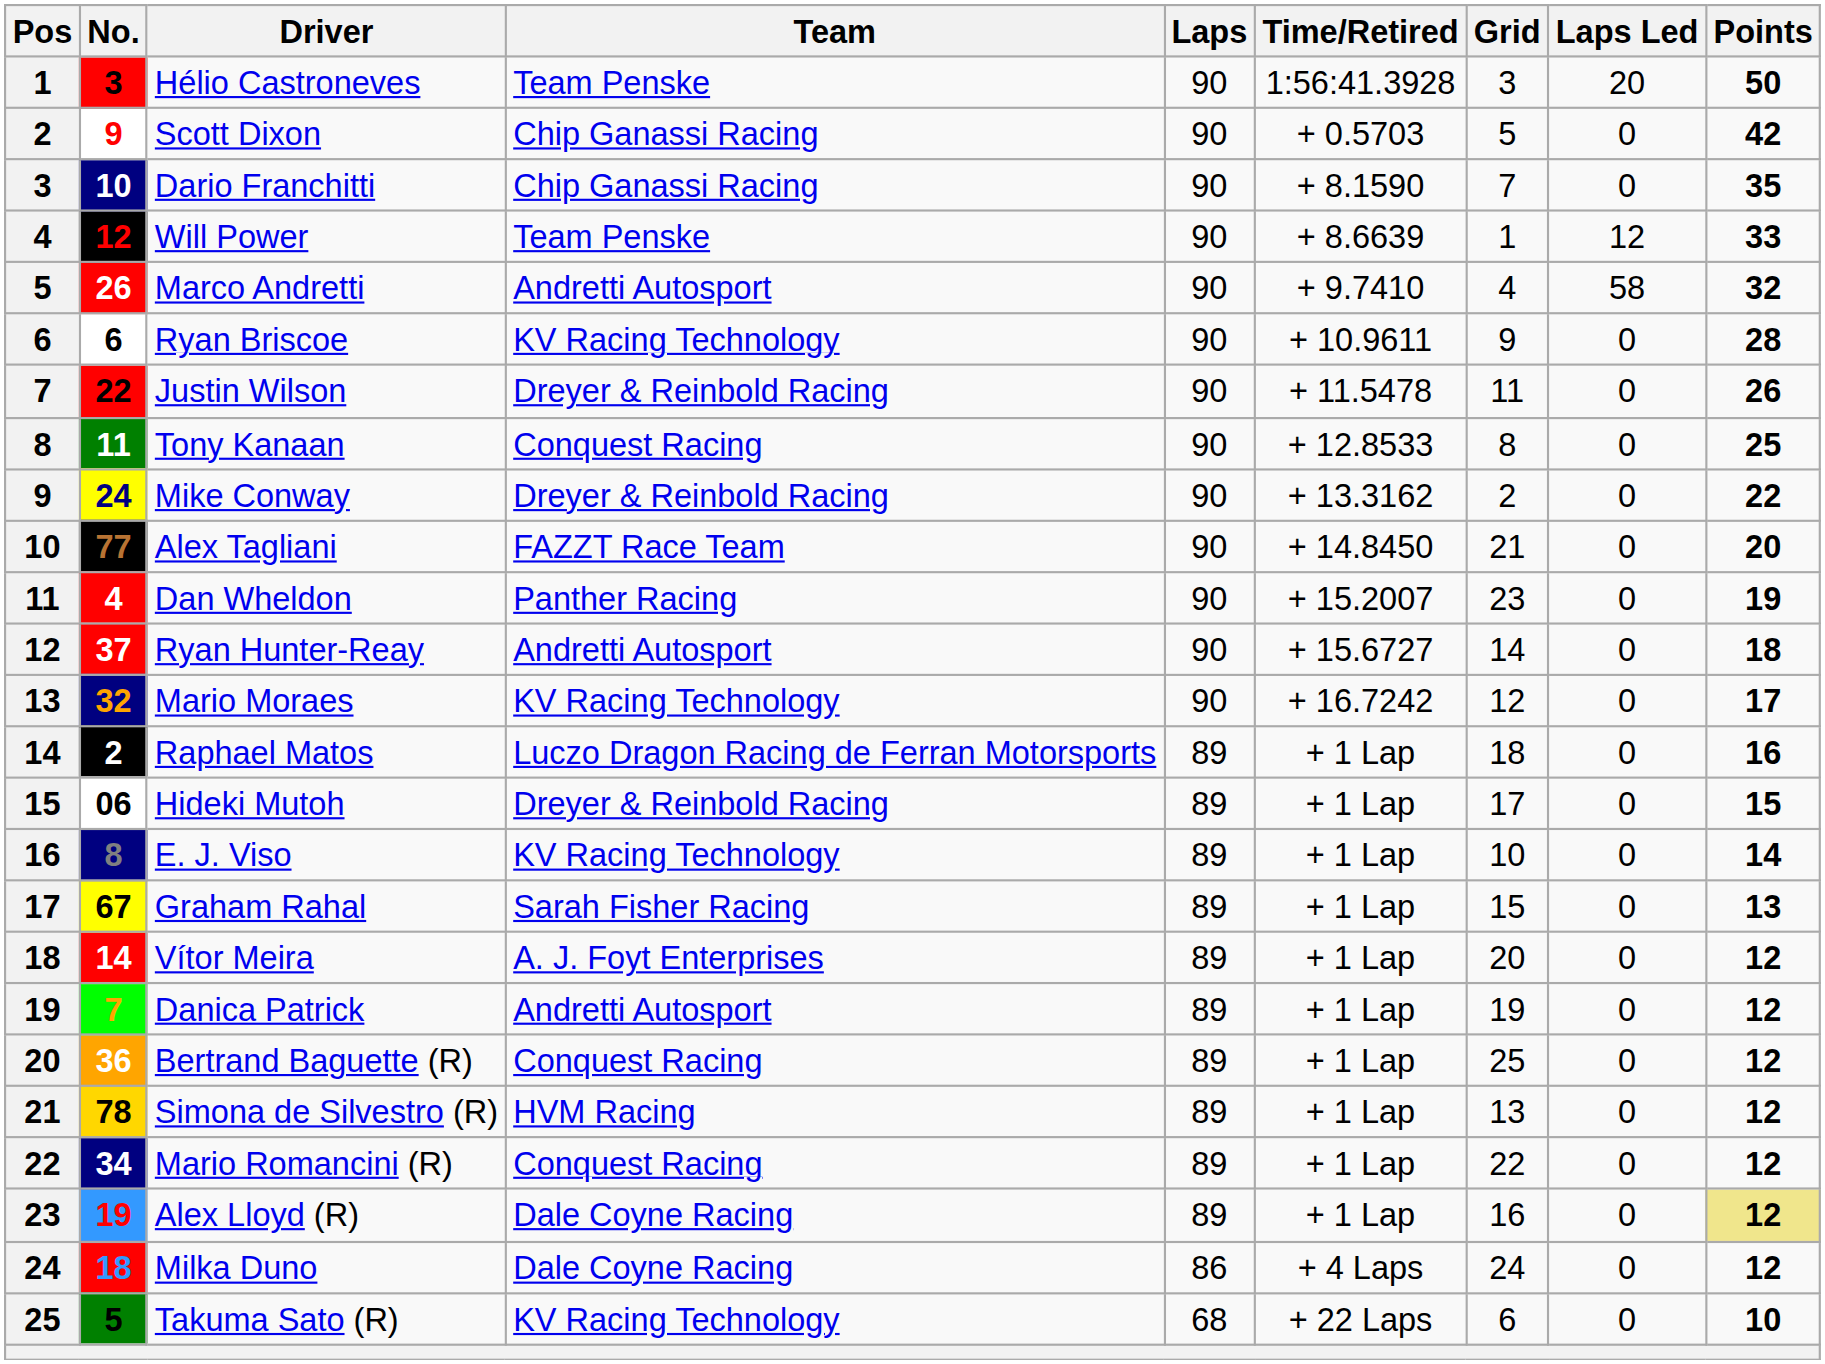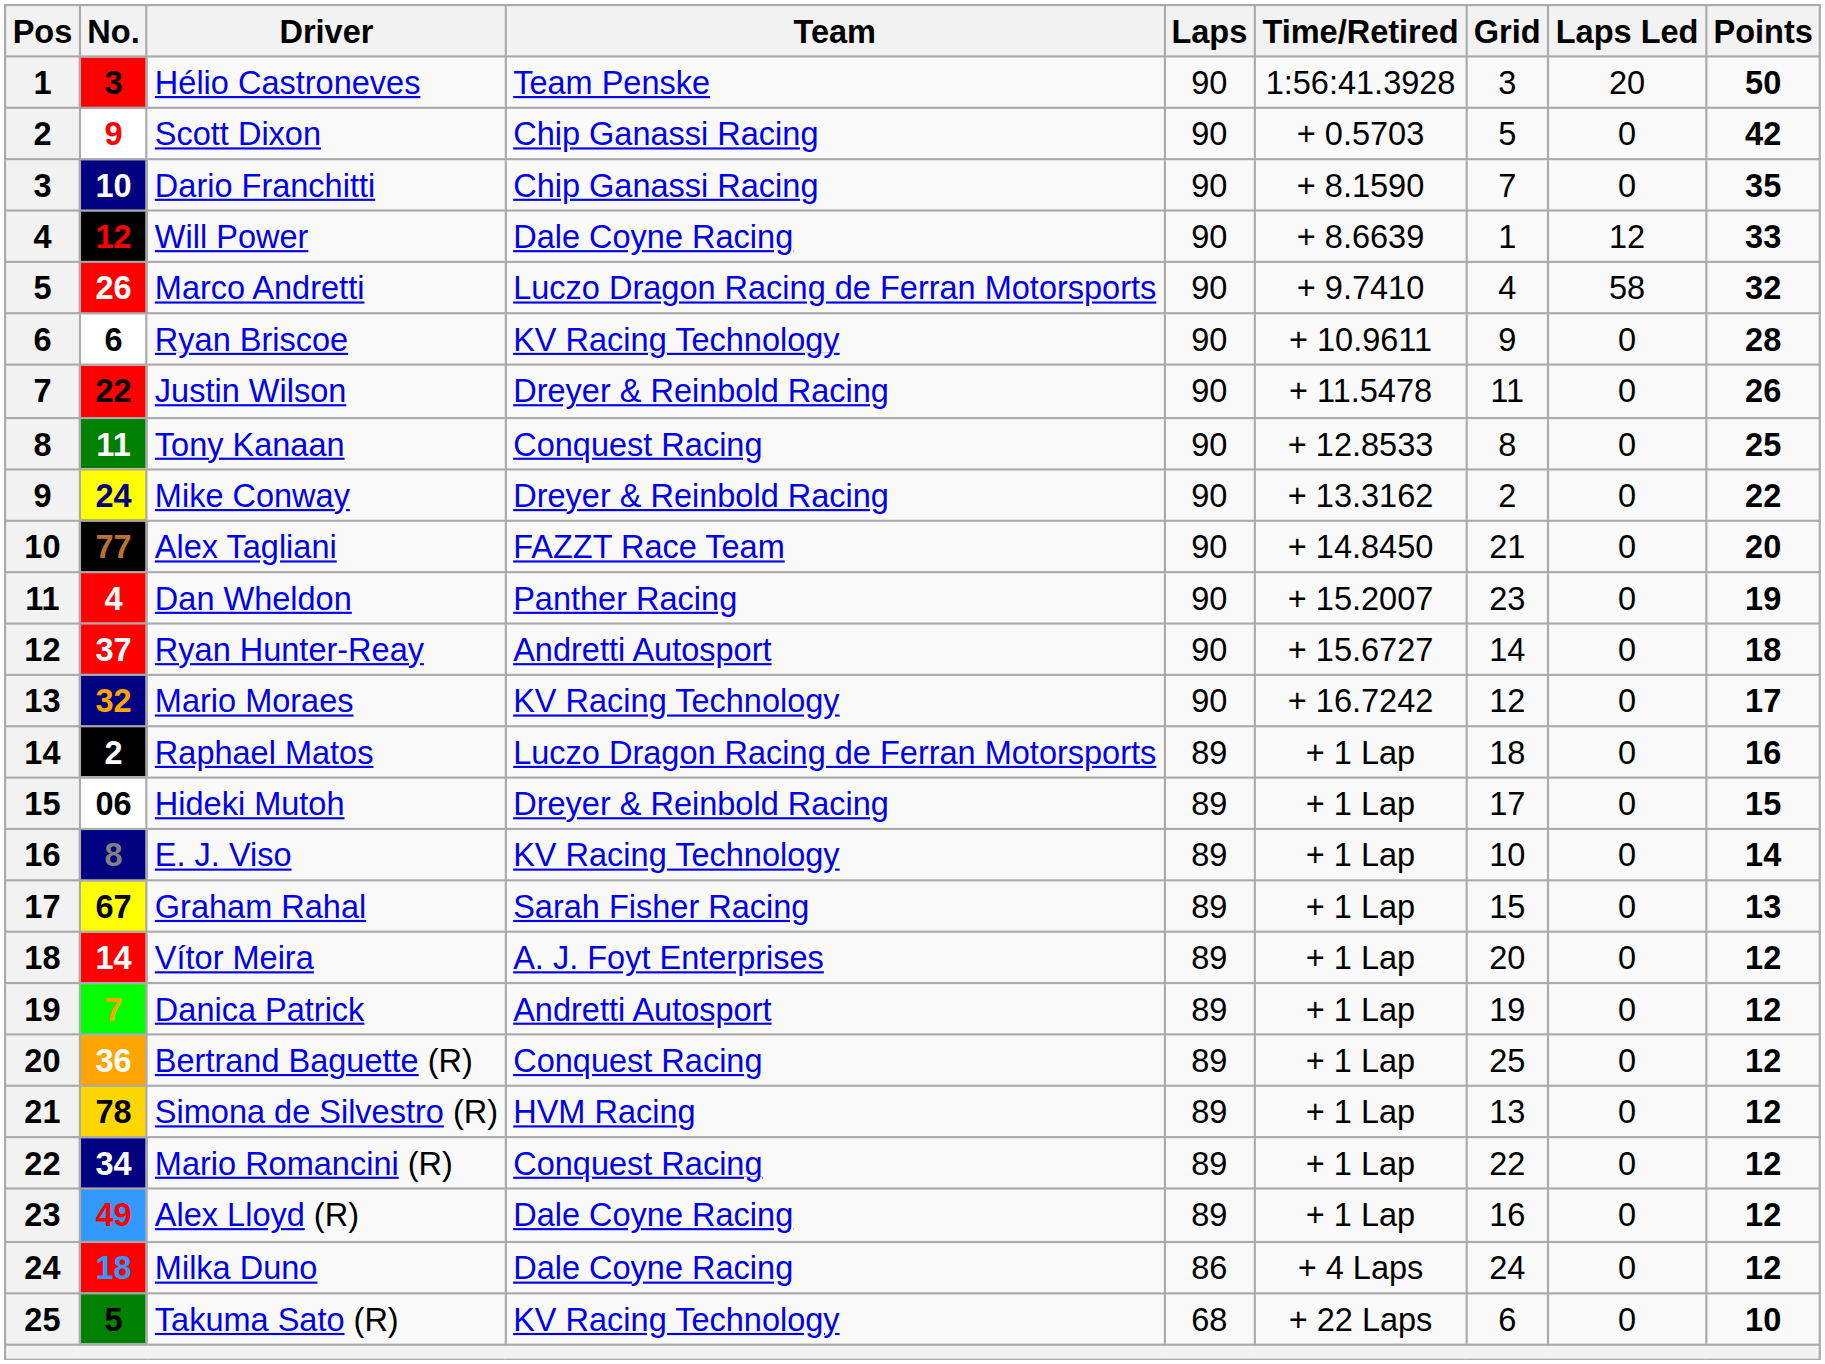(612, 237) Team Penske -> (653, 237) Dale Coyne Racing
(642, 288) Andretti Autosport -> (835, 288) Luczo Dragon Racing de Ferran Motorsports
(114, 1215) 19 -> (114, 1215) 49
(1763, 1215) khaki background -> (1763, 1215) no background
